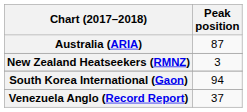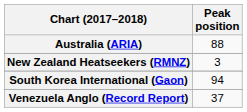(217, 44) 87 -> (217, 44) 88
